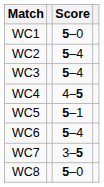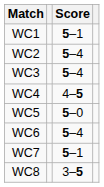(73, 34) 5–0 -> (73, 34) 5–1
(73, 113) 5–1 -> (73, 113) 5–0
(73, 152) 3–5 -> (73, 152) 5–1
(73, 172) 5–0 -> (73, 172) 3–5
